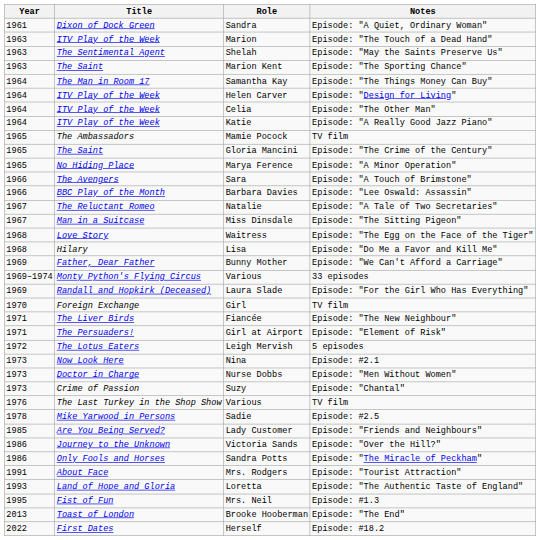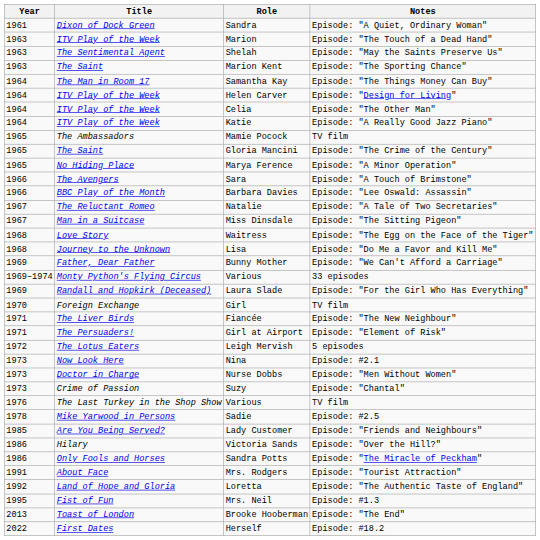(72, 249) Hilary -> (113, 249) Journey to the Unknown
(113, 445) Journey to the Unknown -> (72, 445) Hilary
(17, 487) 1993 -> (17, 487) 1992
